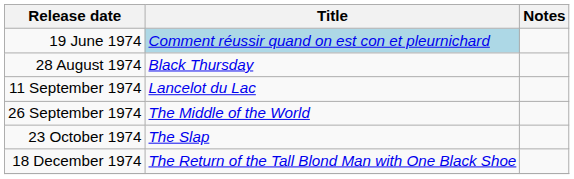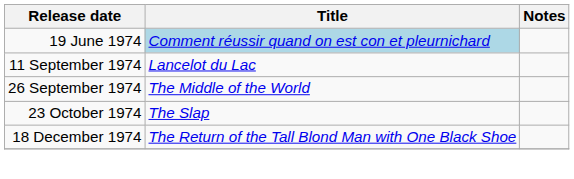- row: (89, 64)
